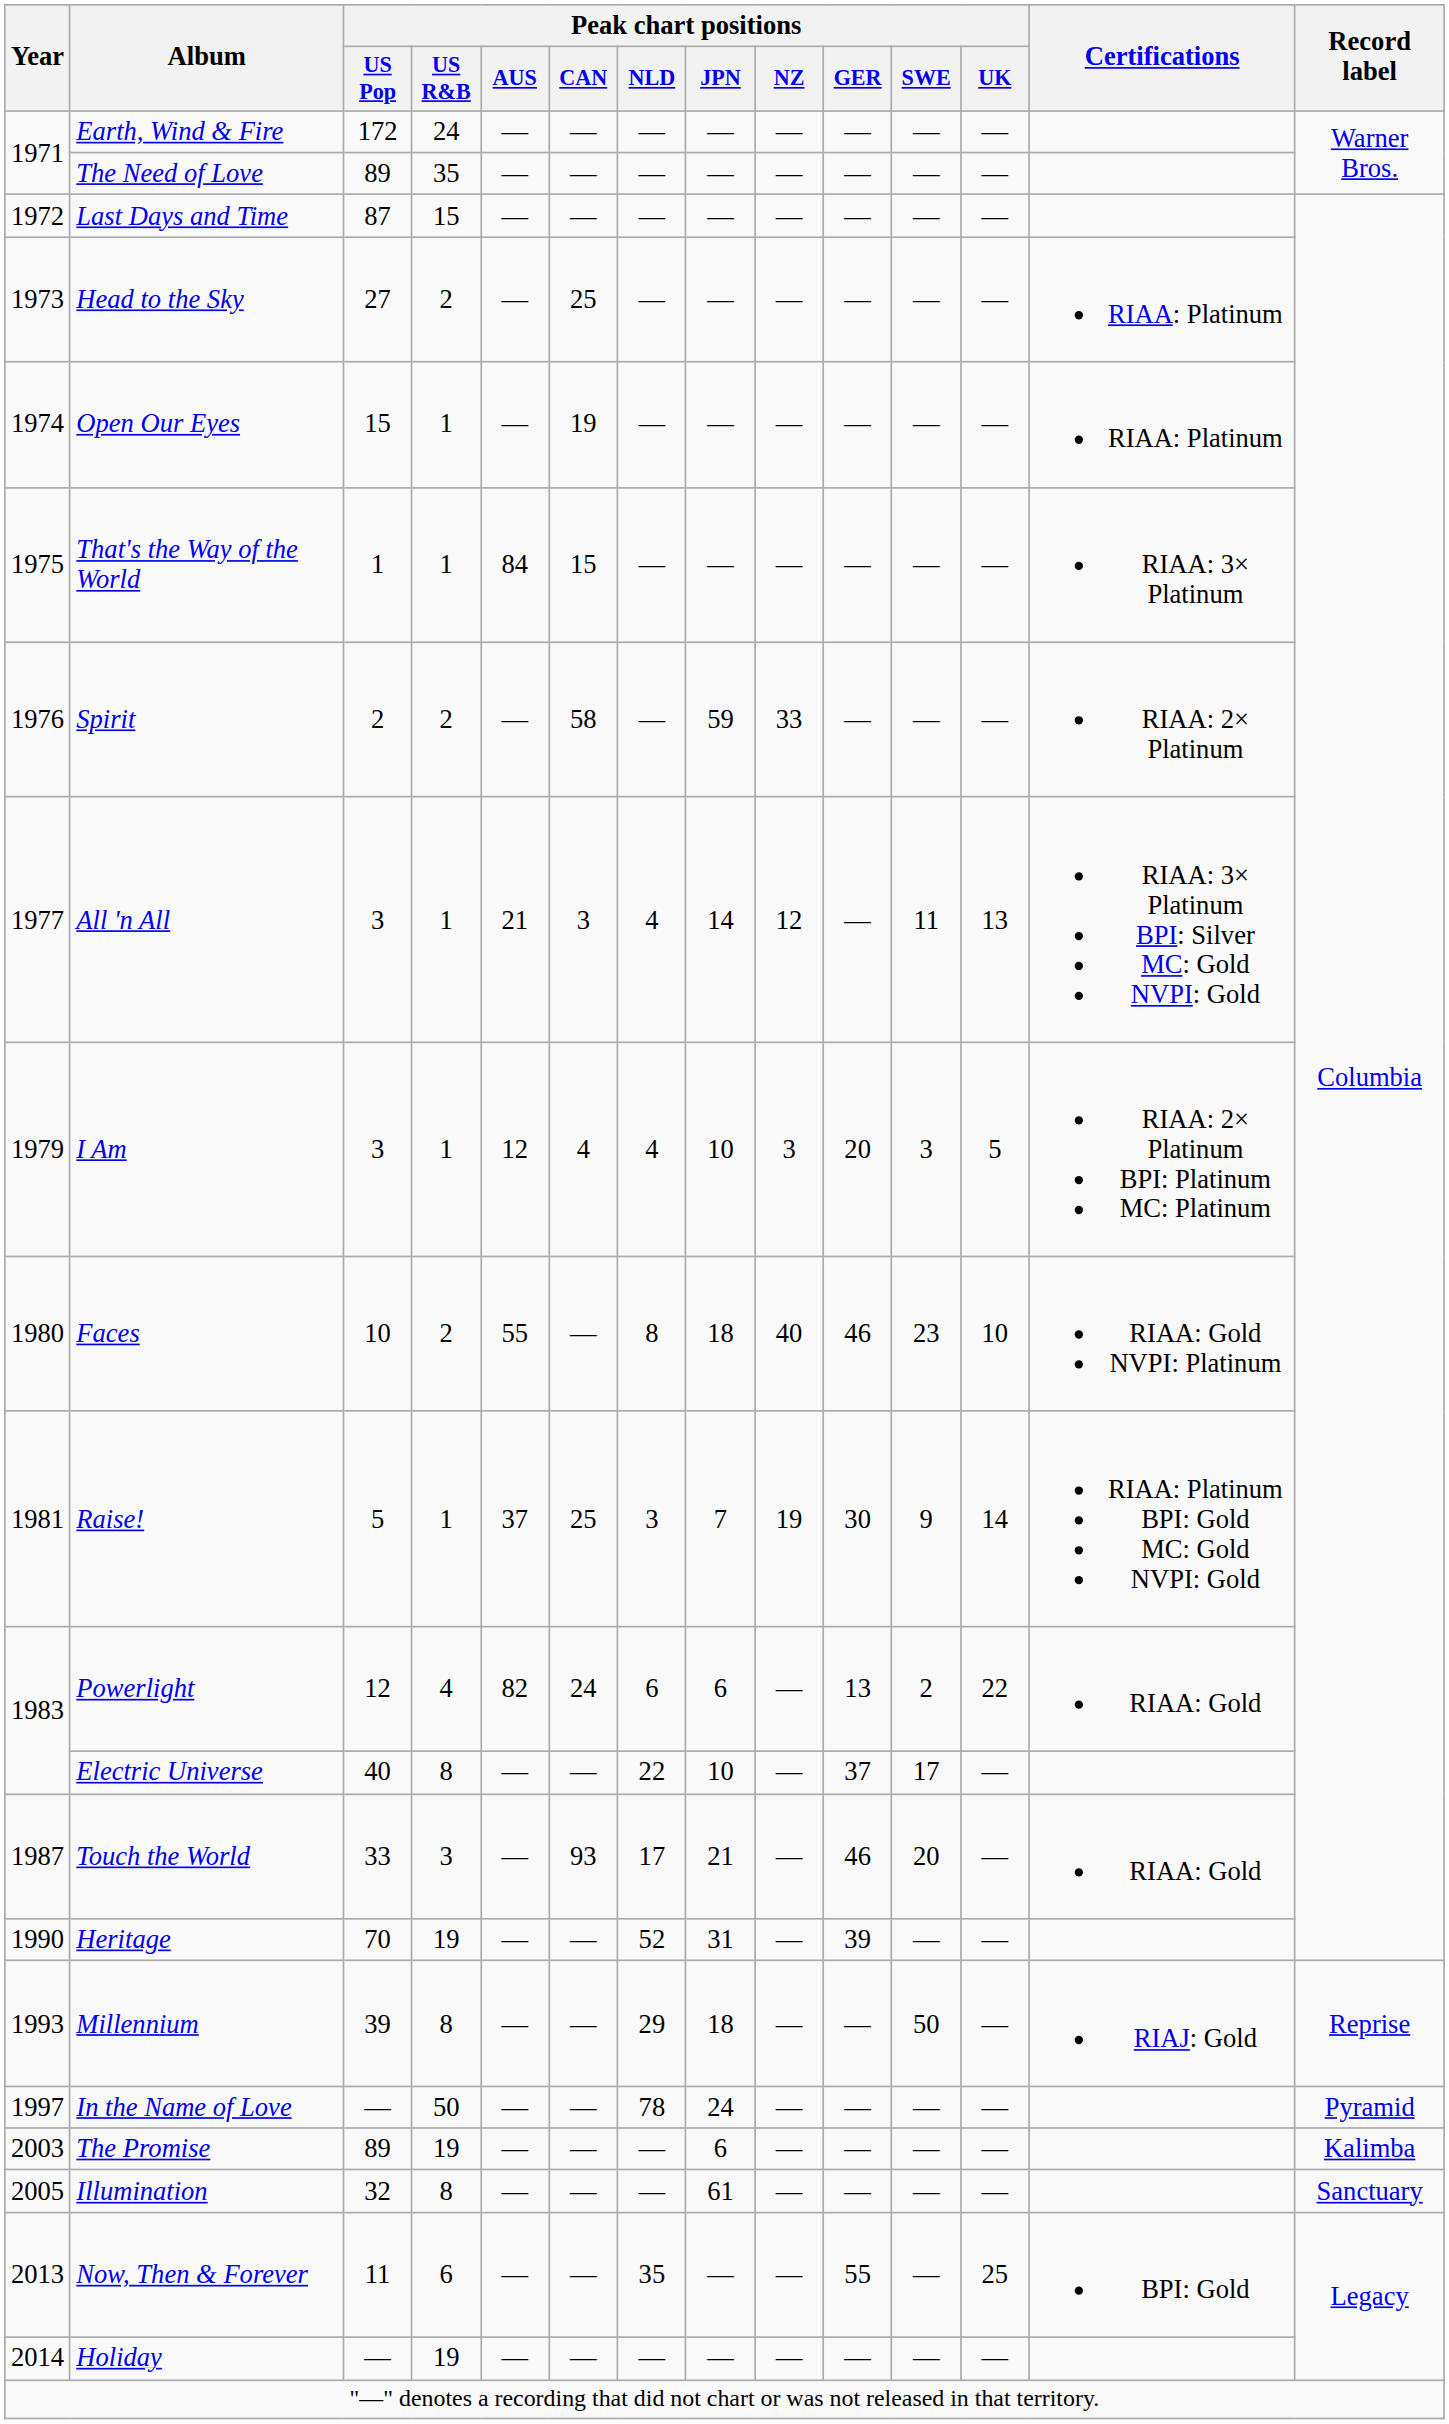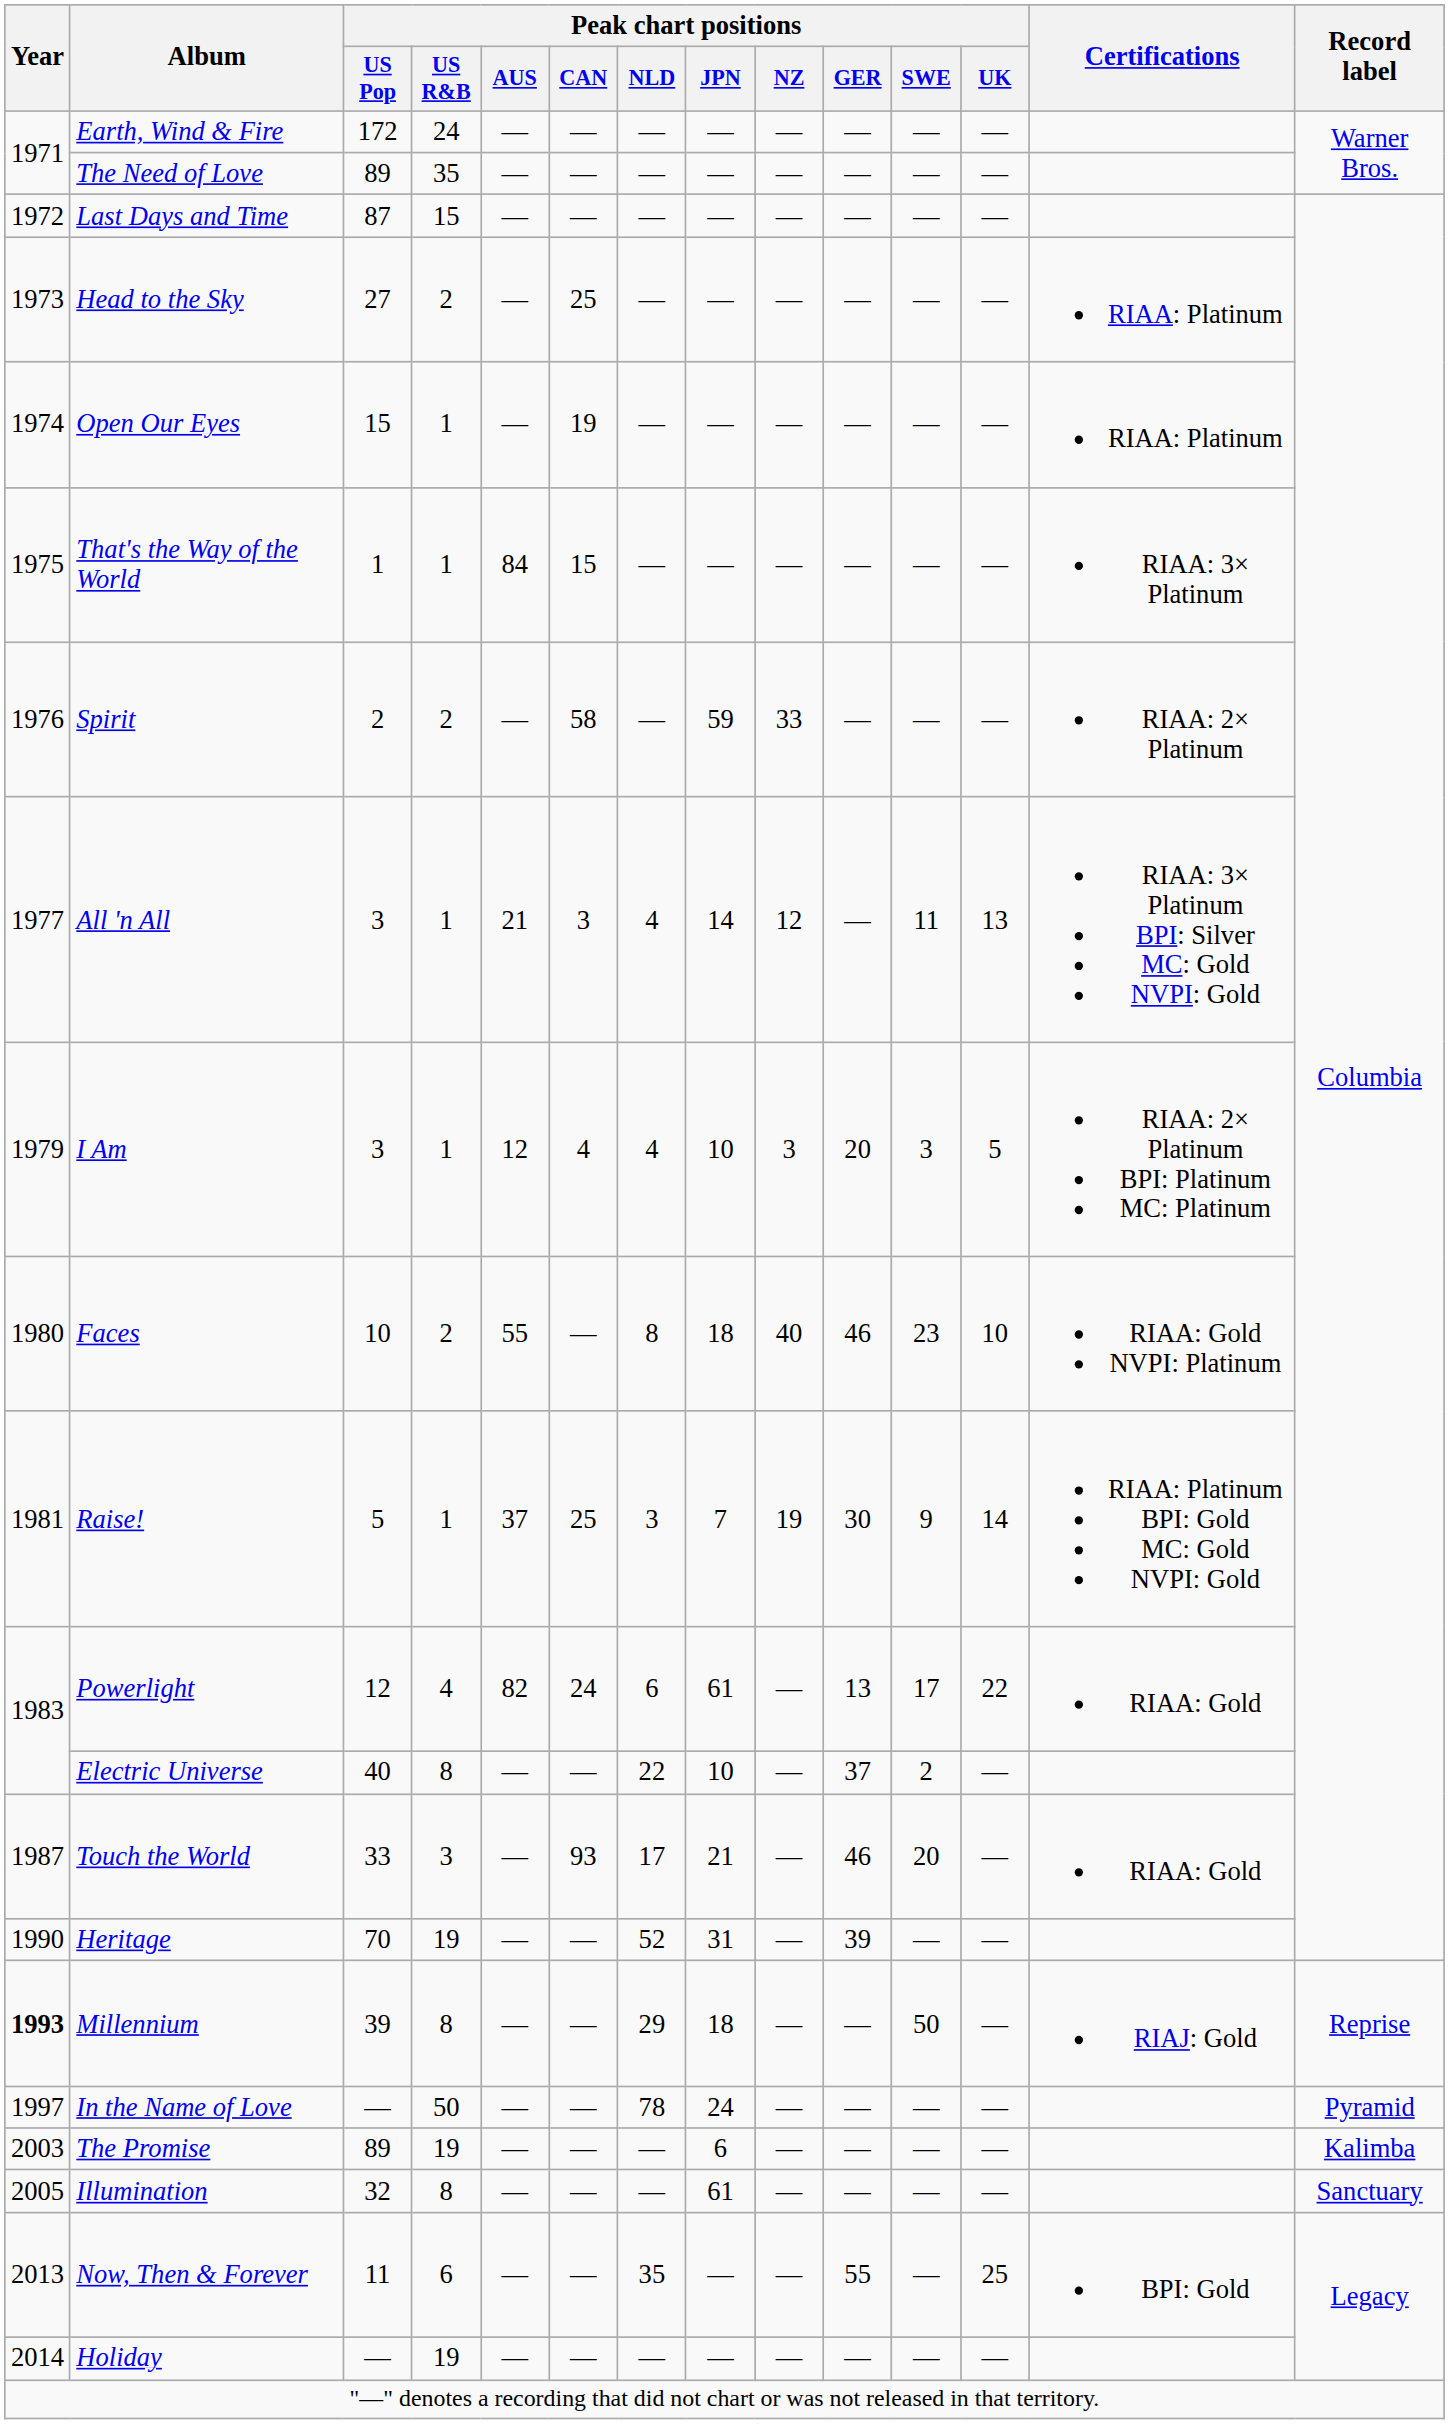(720, 1688) 6 -> (720, 1688) 61
(926, 1688) 2 -> (926, 1688) 17
(926, 1772) 17 -> (926, 1772) 2
(38, 2023) normal -> (38, 2023) bold
